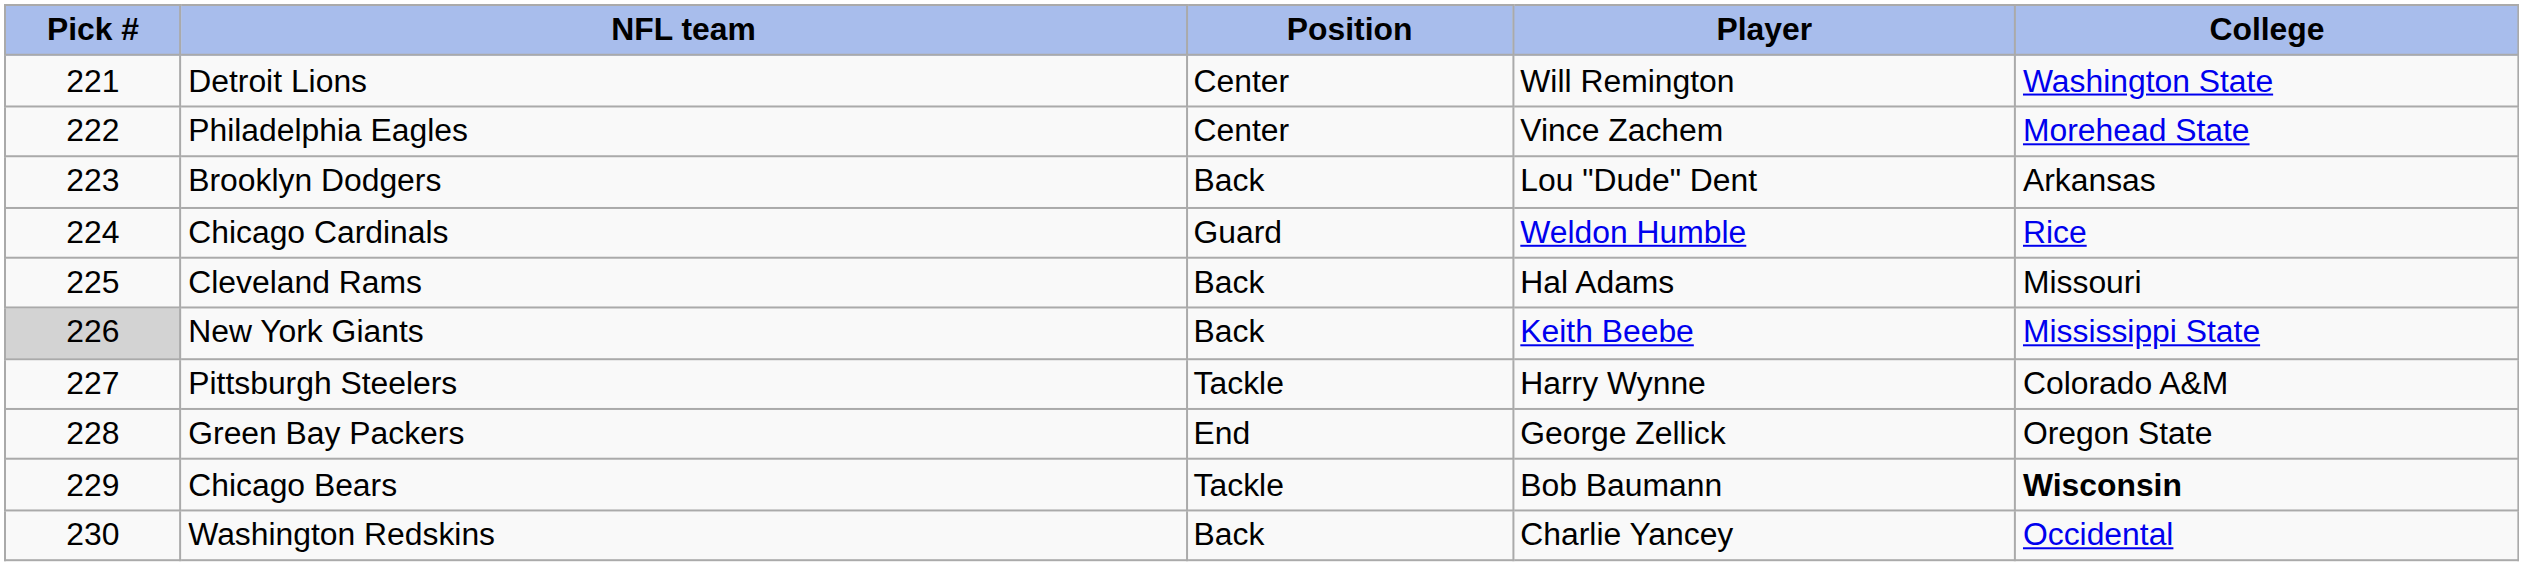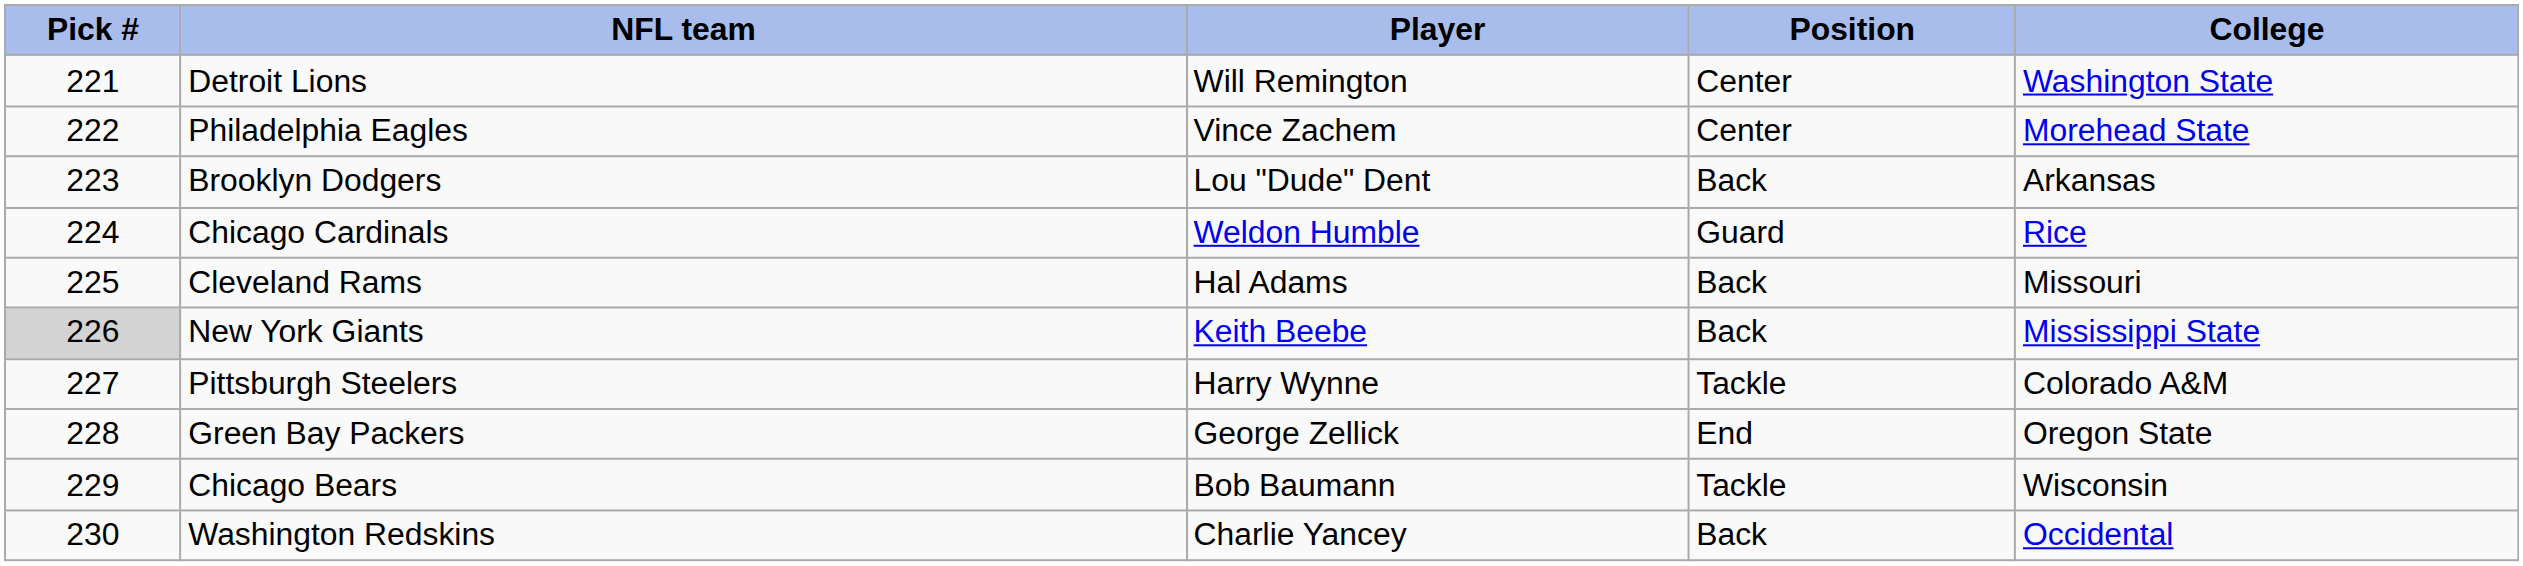columns swapped: (1764, 29) <-> (1350, 29)
(2102, 484) bold -> (2096, 484) normal
